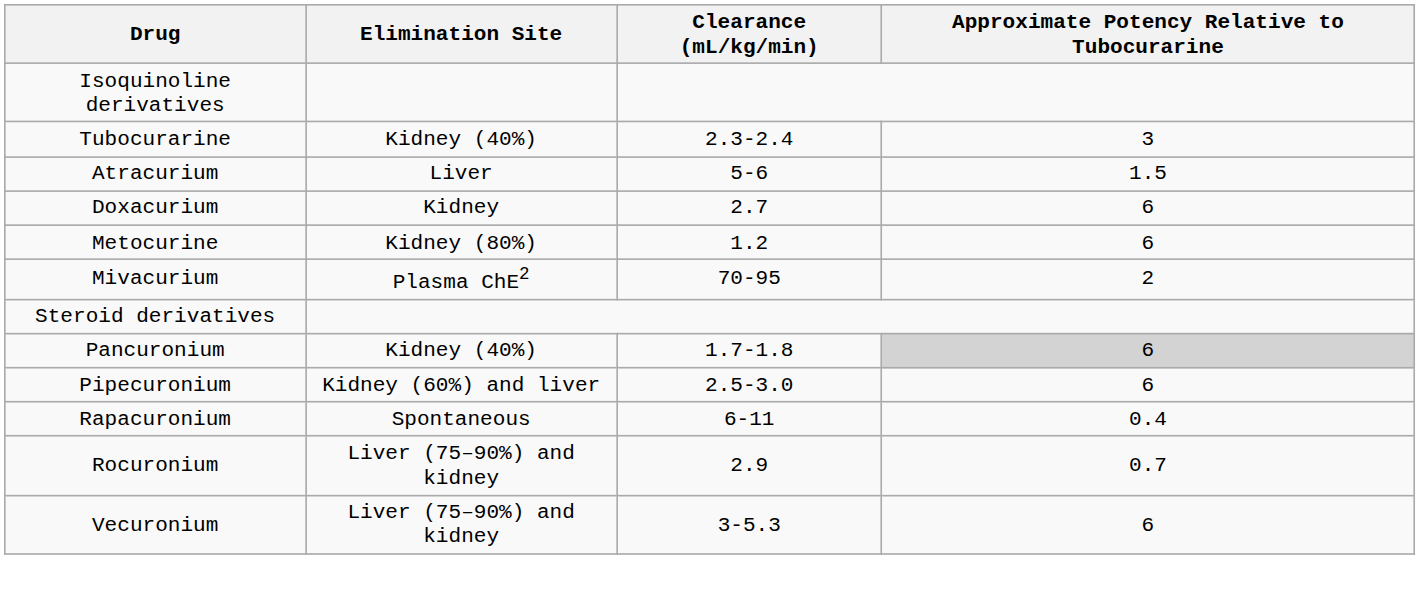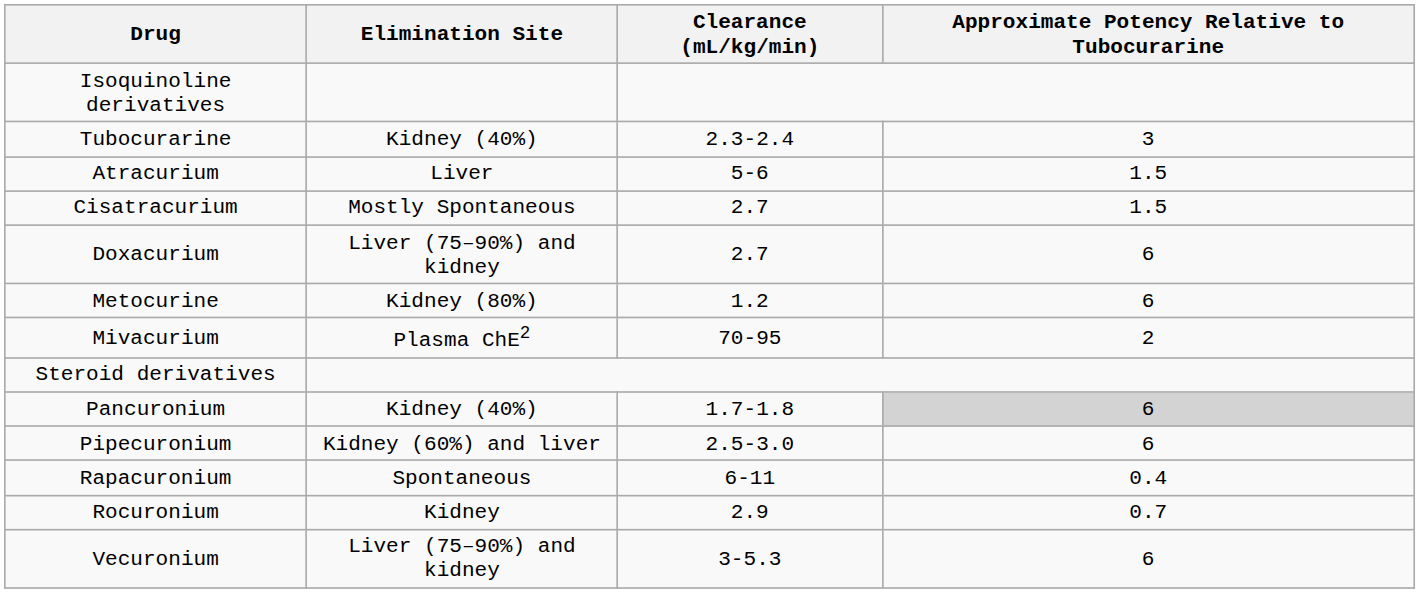+ row: (156, 208)
(461, 208) Kidney -> (462, 254) Liver (75–90%) and kidney
(461, 466) Liver (75–90%) and kidney -> (462, 512) Kidney
